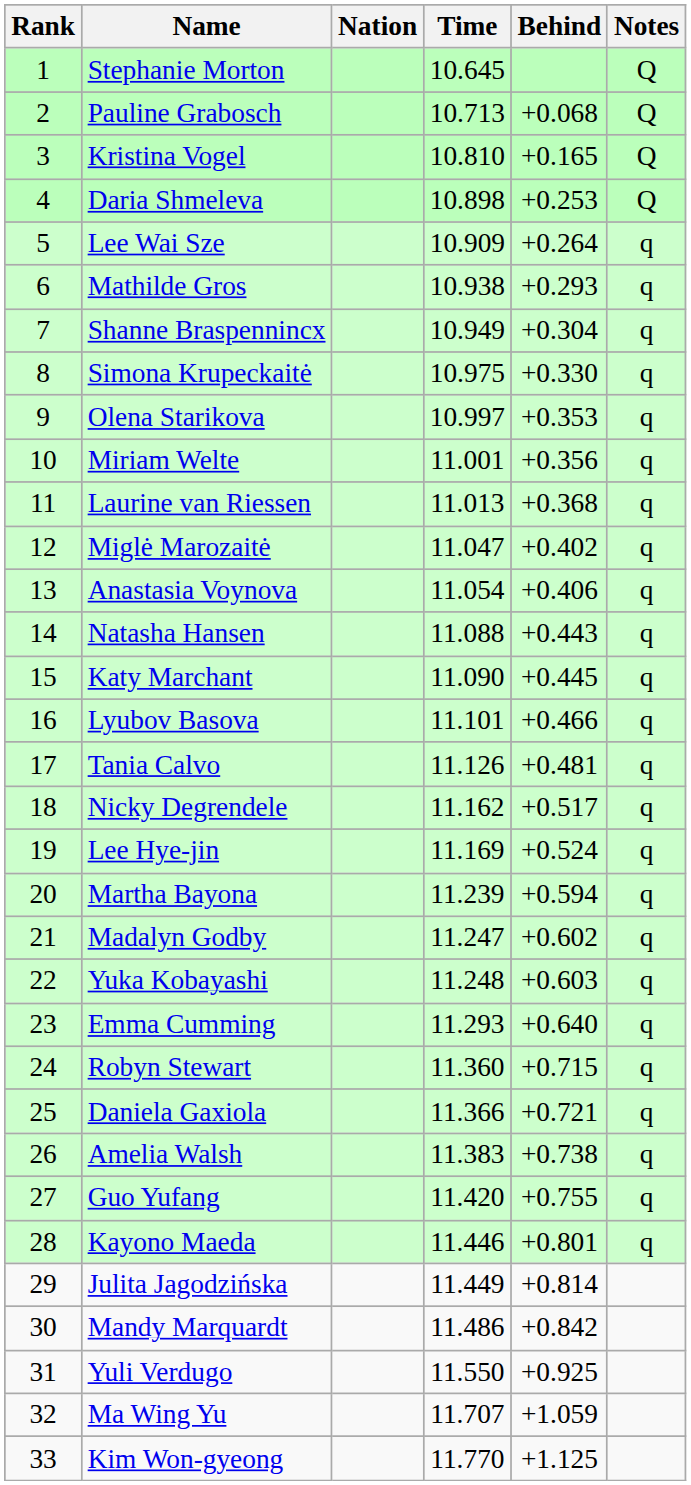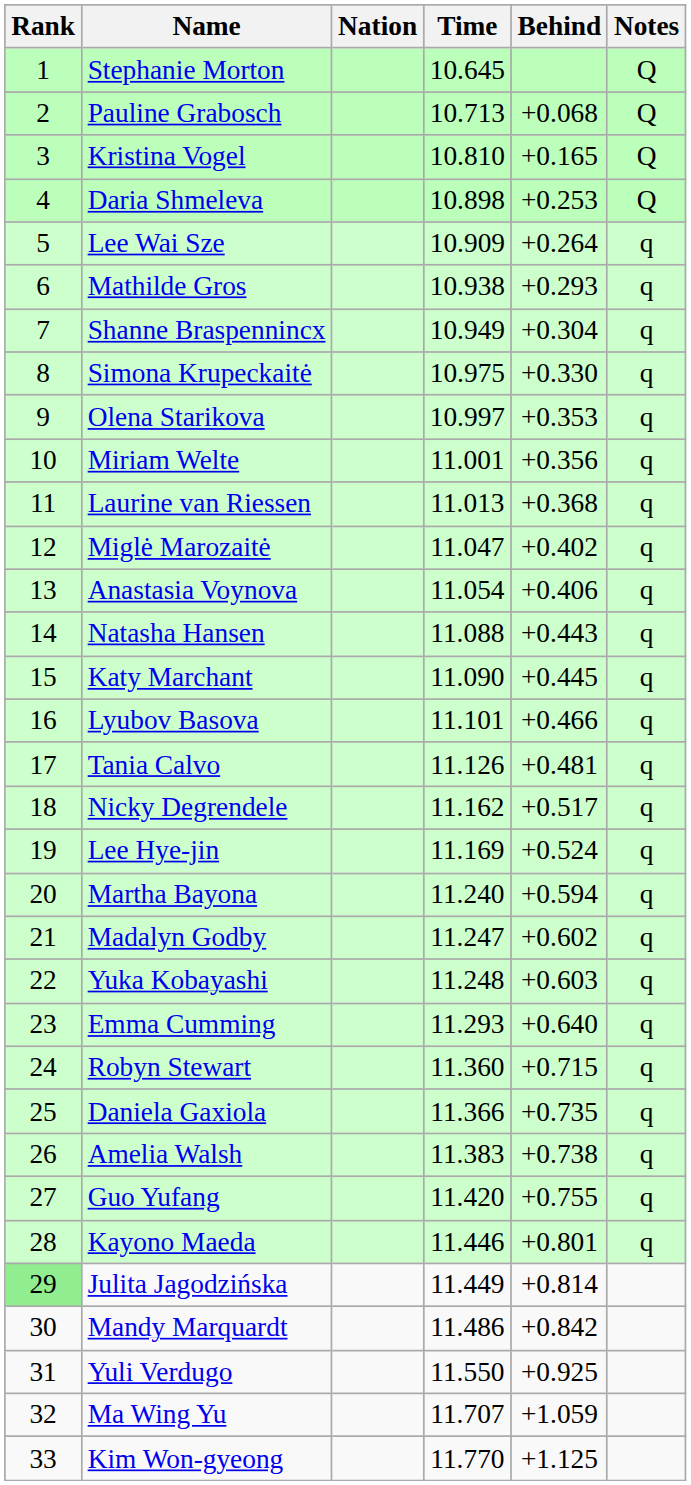(467, 894) 11.239 -> (467, 894) 11.240
(559, 1110) +0.721 -> (559, 1110) +0.735
(43, 1284) no background -> (43, 1284) lightgreen background
